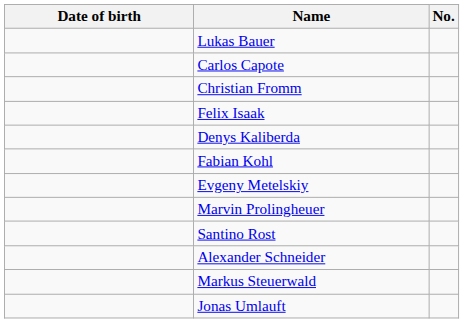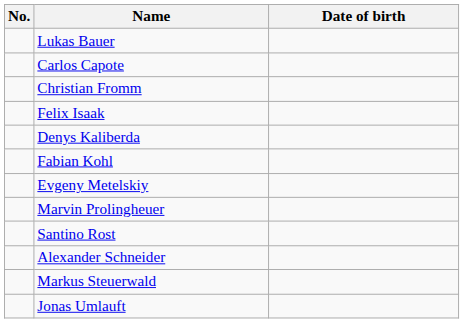columns swapped: (444, 16) <-> (99, 16)
